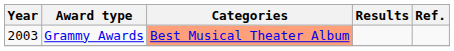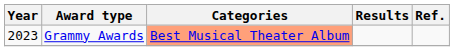(23, 36) 2003 -> (23, 36) 2023
